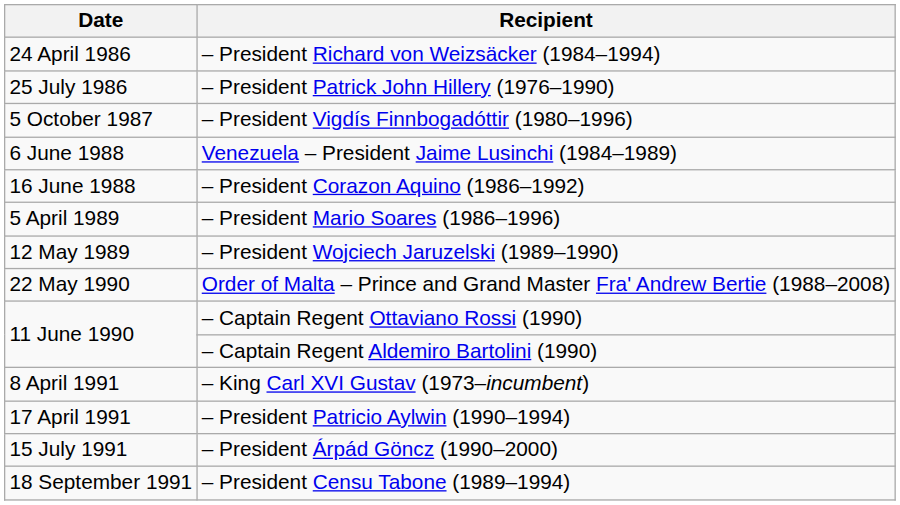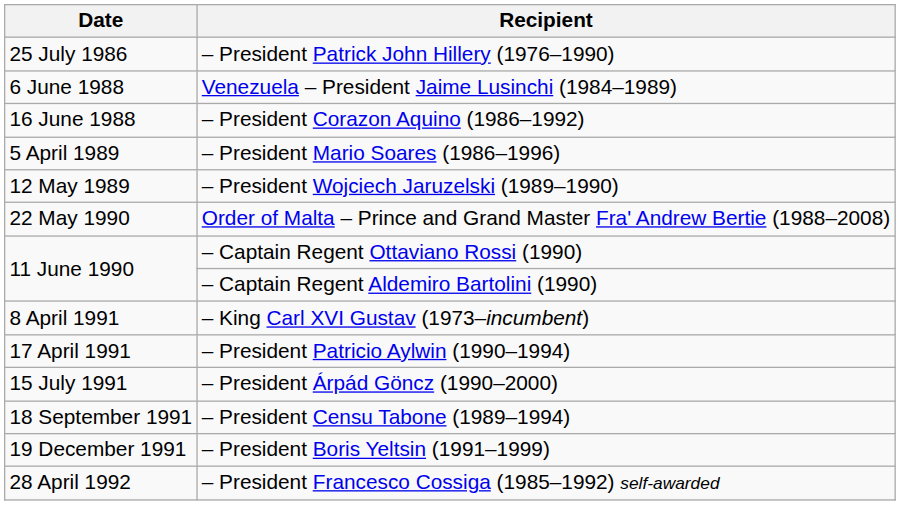- row: (431, 53)
- row: (417, 119)
+ row: (376, 449)
+ row: (461, 482)
